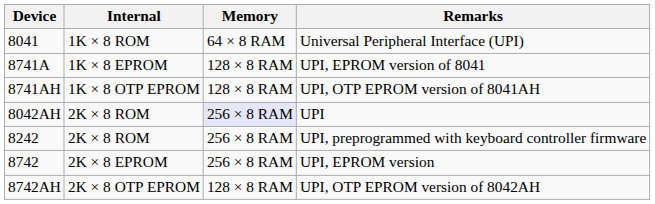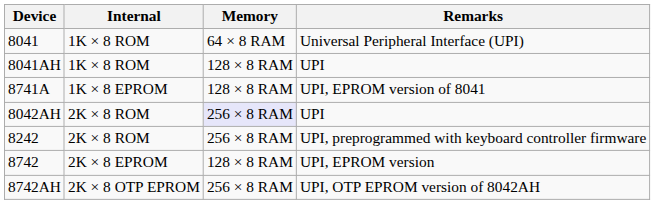+ row: (34, 65)
- row: (34, 89)
(250, 162) 256 × 8 RAM -> (250, 162) 128 × 8 RAM
(250, 187) 128 × 8 RAM -> (250, 187) 256 × 8 RAM
